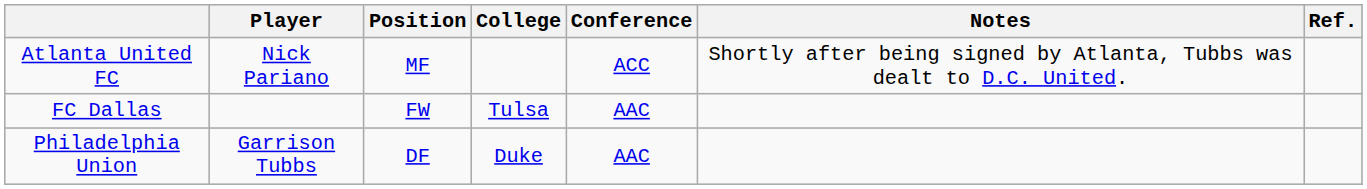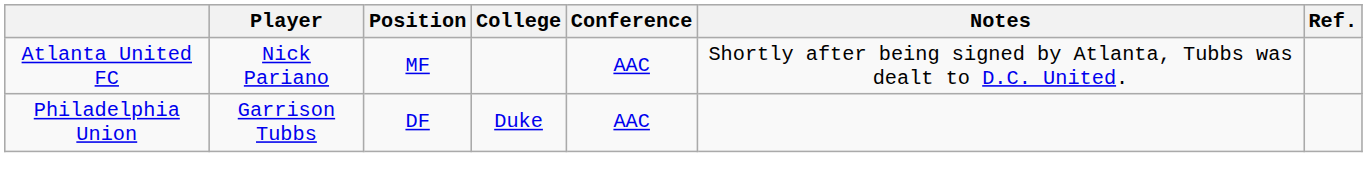(632, 66) ACC -> (632, 66) AAC
- row: (107, 111)
